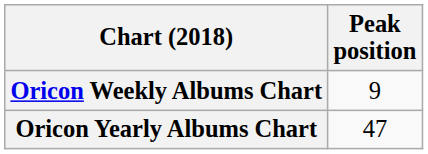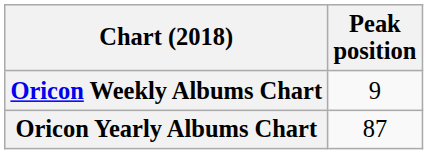(375, 129) 47 -> (375, 129) 87
